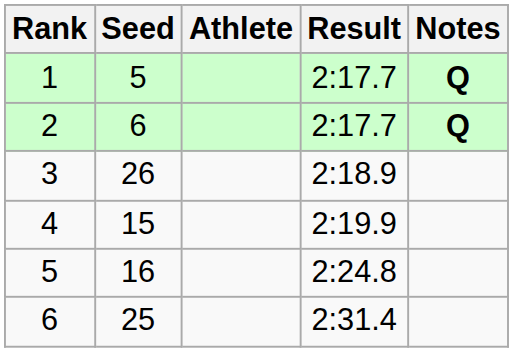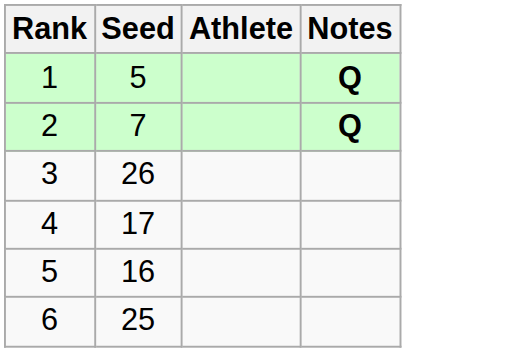- column: (354, 28)
(138, 126) 6 -> (138, 126) 7
(138, 223) 15 -> (138, 223) 17
